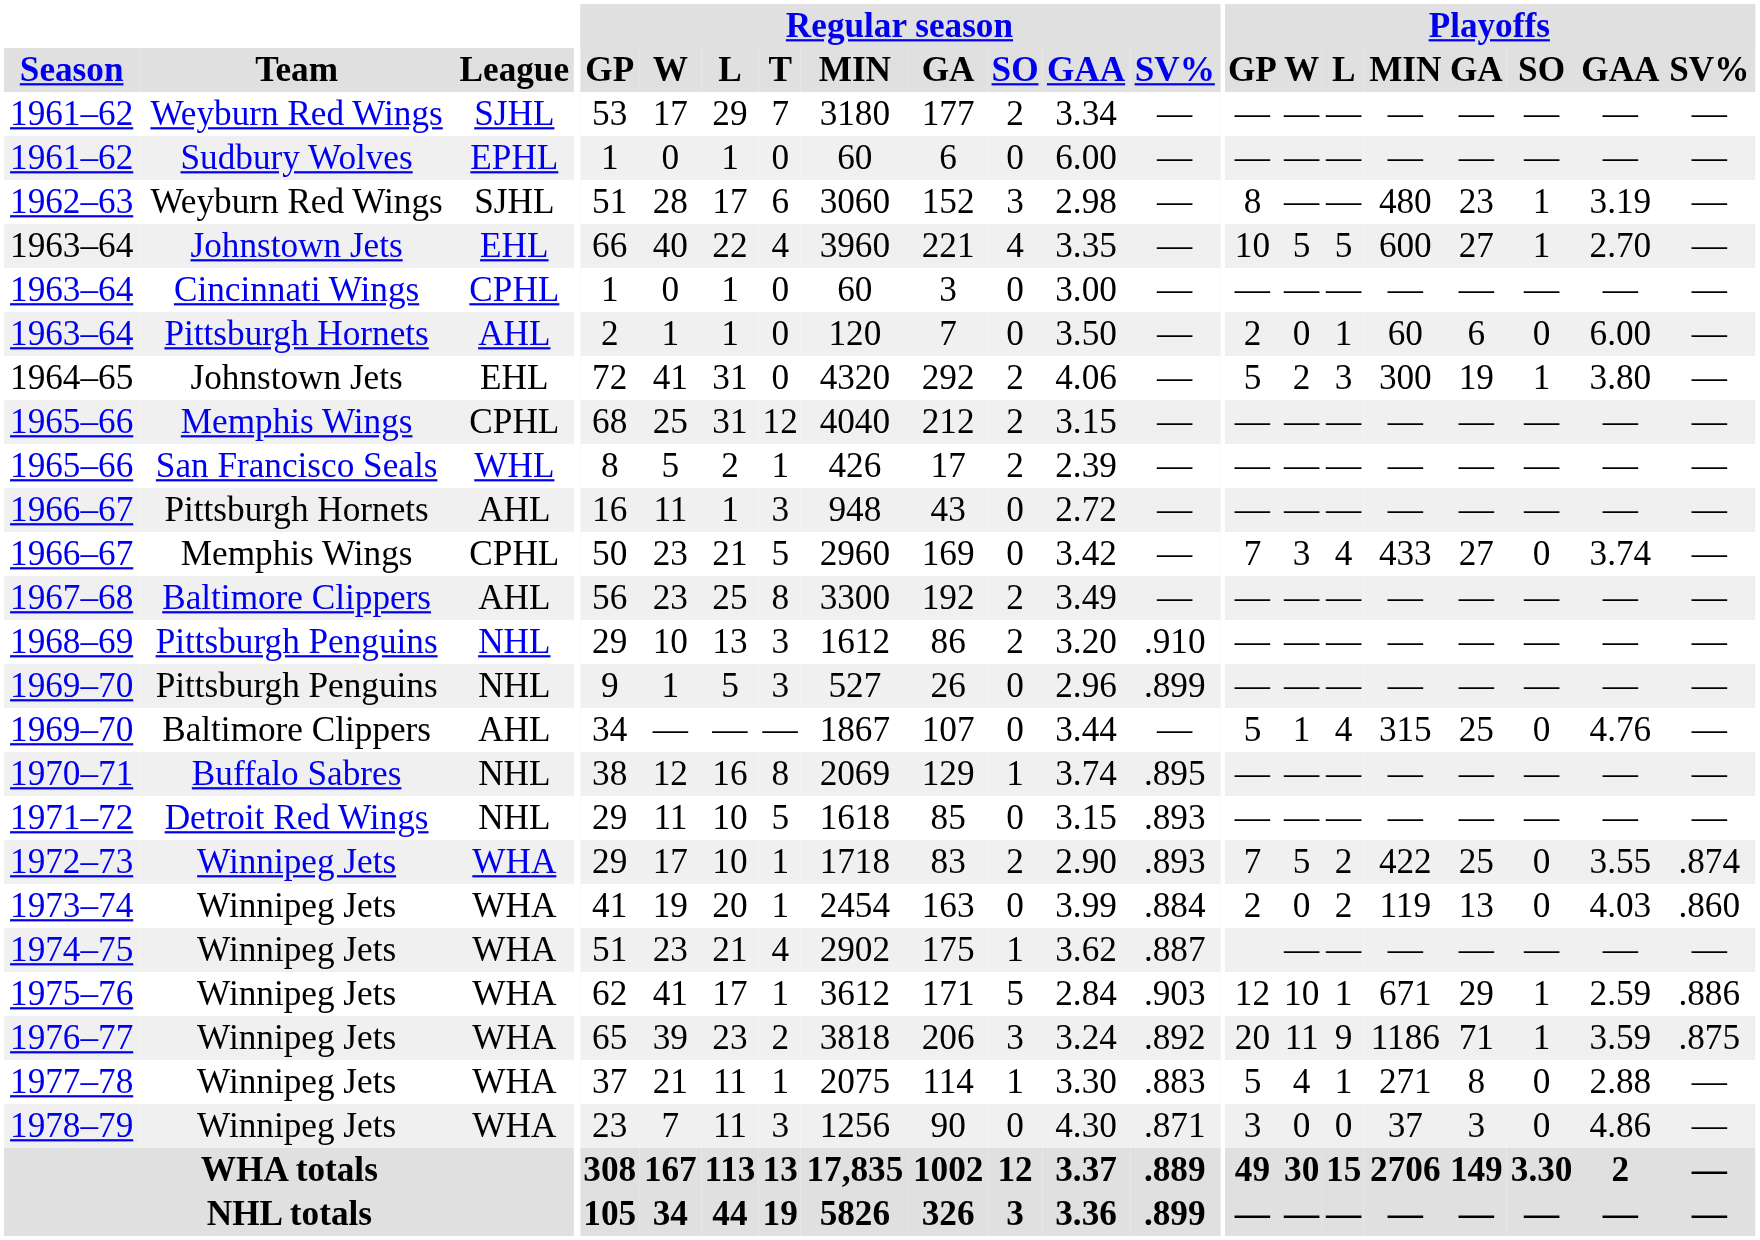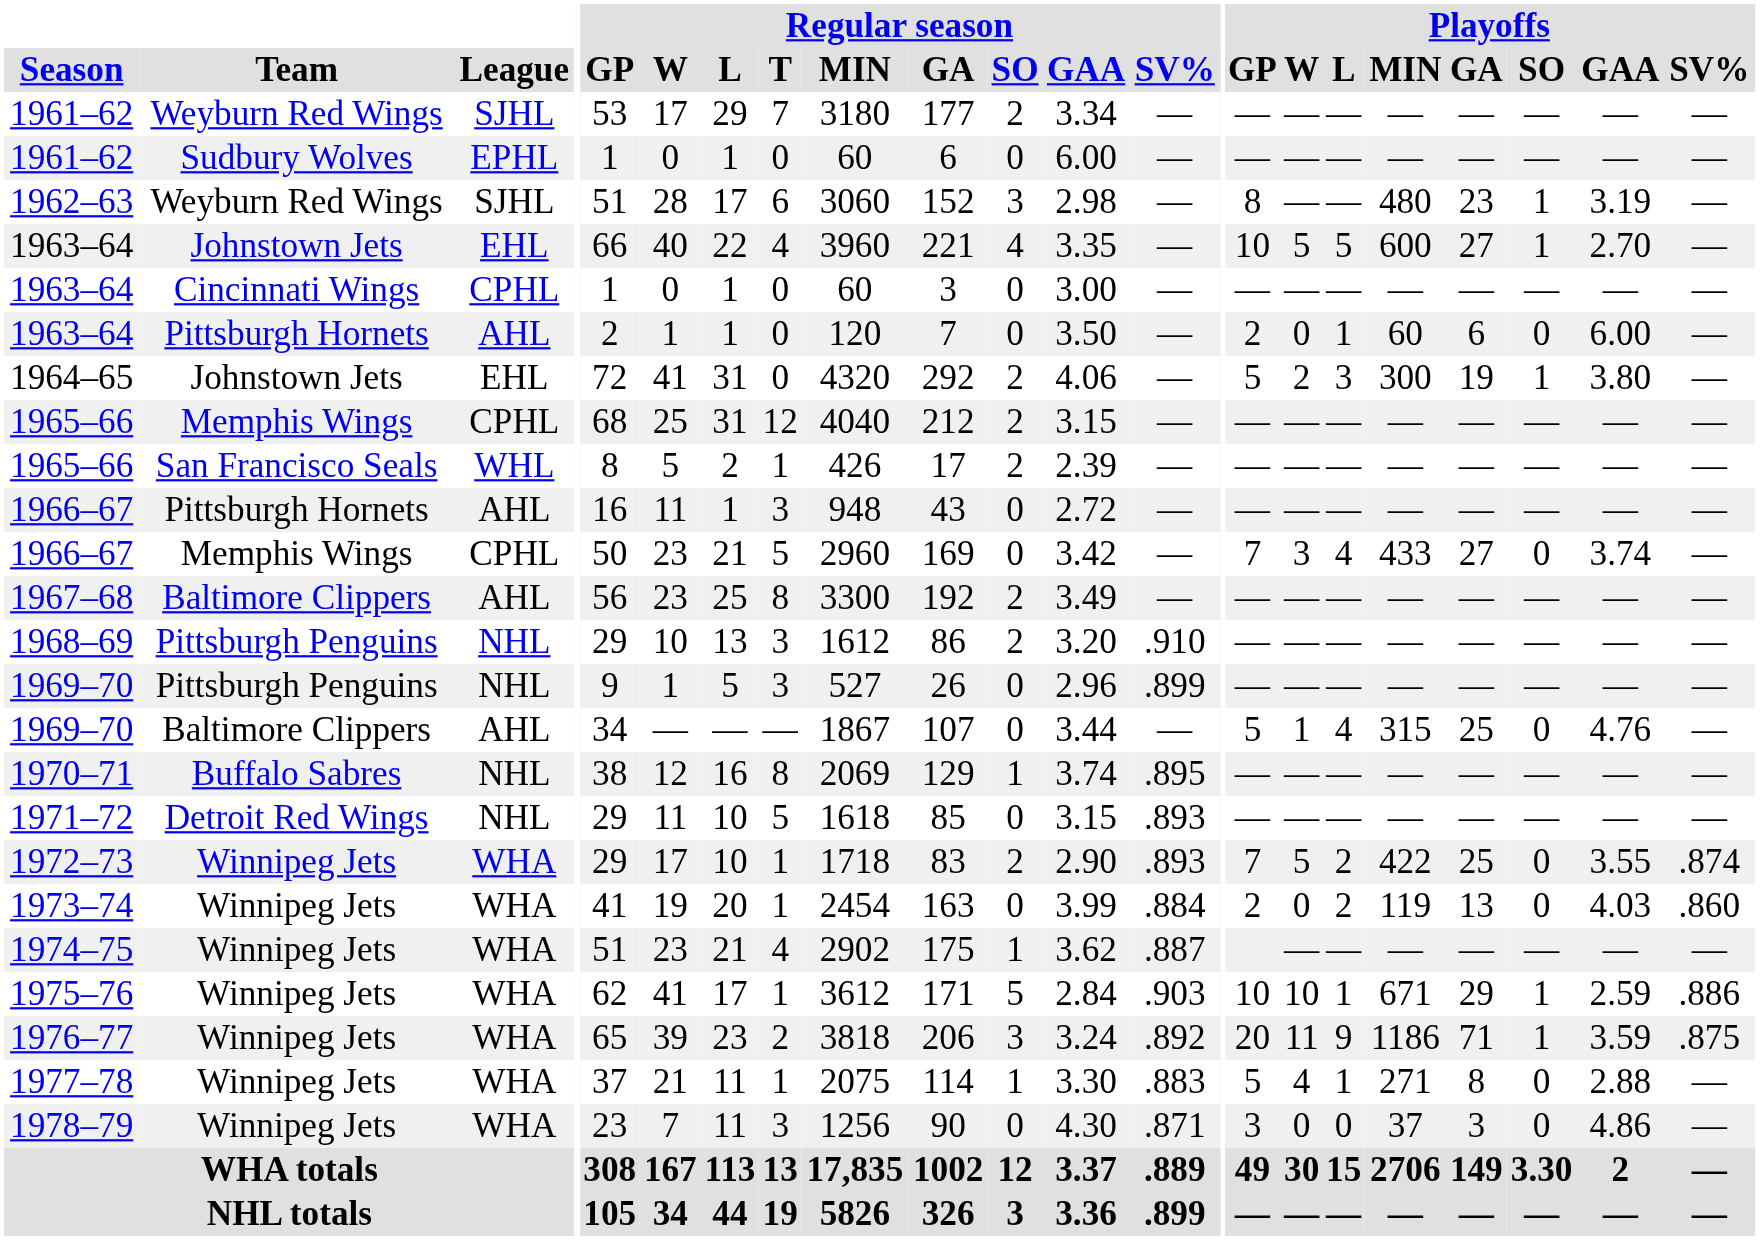(1252, 993) 12 -> (1252, 993) 10
